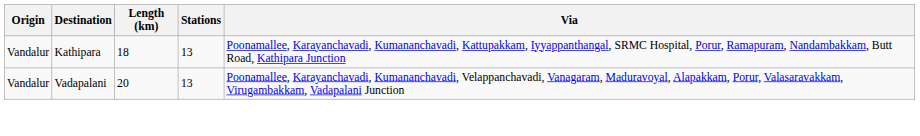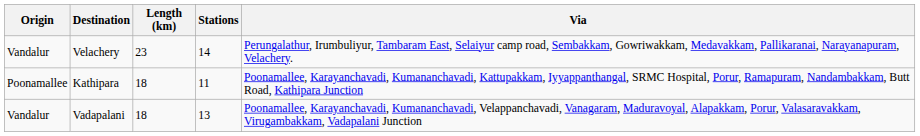+ row: (96, 51)
(28, 51) Vandalur -> (37, 83) Poonamallee
(187, 51) 13 -> (204, 83) 11
(123, 83) 20 -> (141, 115) 18
